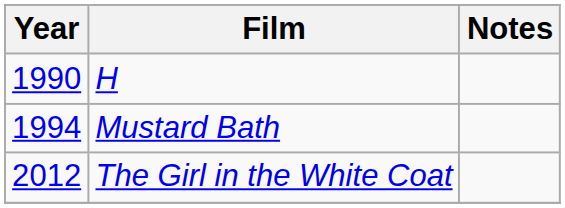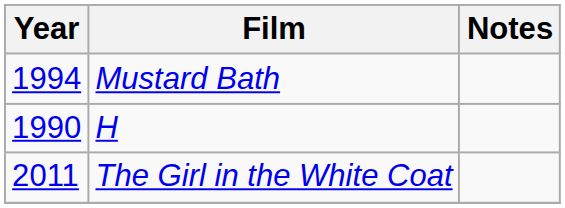rows swapped: (107, 78) <-> (188, 127)
(47, 176) 2012 -> (45, 176) 2011
